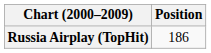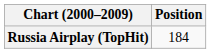(179, 37) 186 -> (179, 37) 184
